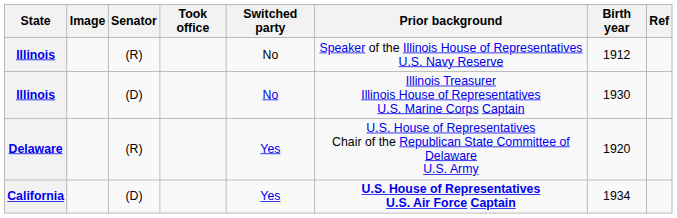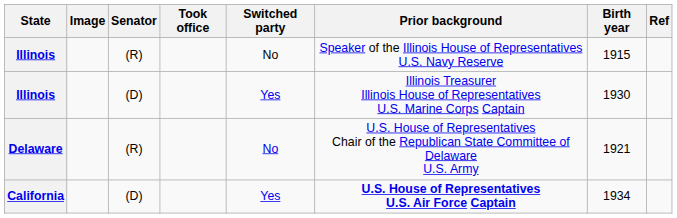(617, 54) 1912 -> (617, 54) 1915
(270, 94) No -> (270, 94) Yes
(270, 149) Yes -> (270, 149) No
(617, 149) 1920 -> (617, 149) 1921
